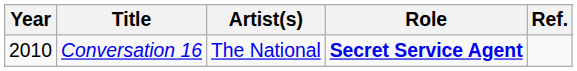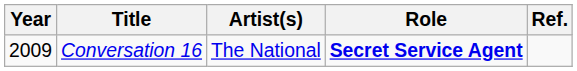(31, 50) 2010 -> (31, 50) 2009
